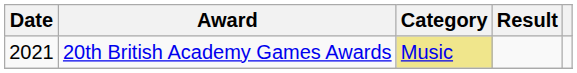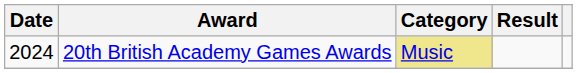(31, 52) 2021 -> (31, 52) 2024
